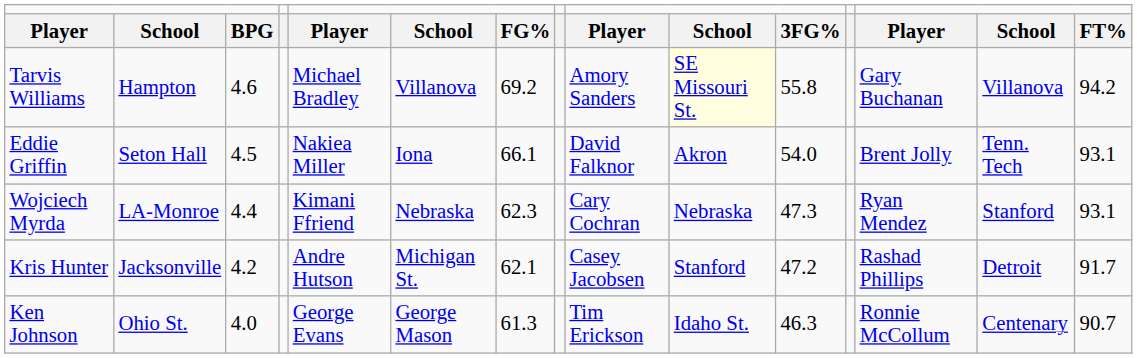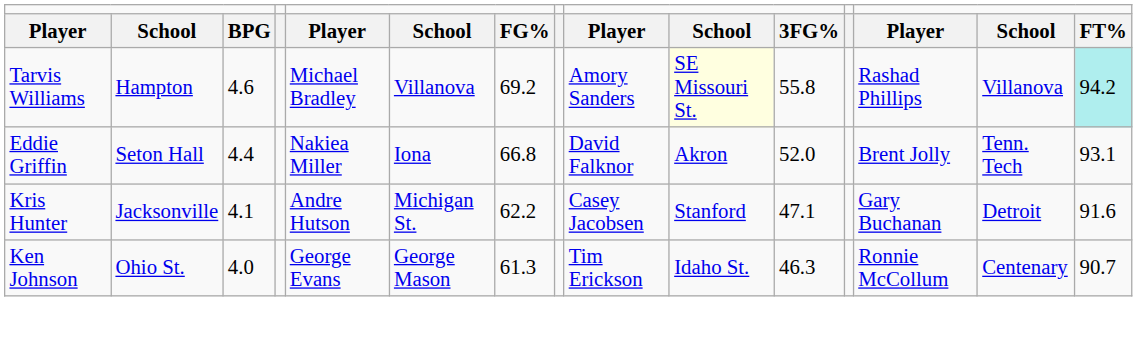(901, 86) Gary Buchanan -> (890, 86) Rashad Phillips
(1098, 86) no background -> (1098, 86) paleturquoise background
(244, 155) 4.5 -> (241, 155) 4.4
(519, 155) 66.1 -> (518, 155) 66.8
(799, 155) 54.0 -> (797, 155) 52.0
- row: (48, 211)
(244, 267) 4.2 -> (241, 211) 4.1
(519, 267) 62.1 -> (518, 211) 62.2
(799, 267) 47.2 -> (797, 211) 47.1
(891, 267) Rashad Phillips -> (900, 211) Gary Buchanan
(1098, 267) 91.7 -> (1098, 211) 91.6
